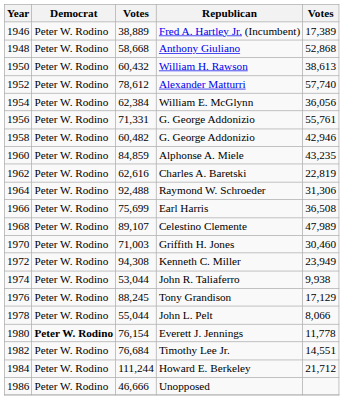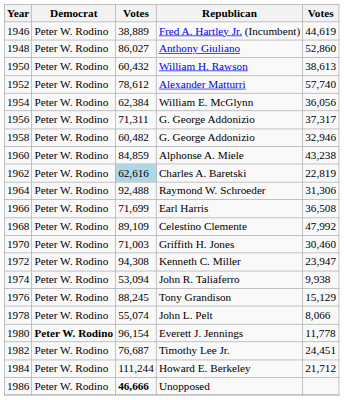(321, 31) 17,389 -> (321, 31) 44,619
(134, 48) 58,668 -> (134, 48) 86,027
(321, 48) 52,868 -> (321, 48) 52,860
(134, 119) 71,331 -> (133, 119) 71,311
(321, 119) 55,761 -> (321, 119) 37,317
(321, 137) 42,946 -> (321, 137) 32,946
(321, 155) 43,235 -> (321, 155) 43,238
(134, 173) no background -> (134, 173) lightblue background
(134, 208) 75,699 -> (134, 208) 71,699
(134, 226) 89,107 -> (134, 226) 89,109
(321, 226) 47,989 -> (321, 226) 47,992
(321, 262) 23,949 -> (321, 262) 23,947
(134, 279) 53,044 -> (134, 279) 53,094
(321, 297) 17,129 -> (321, 297) 15,129
(134, 315) 55,044 -> (134, 315) 55,074
(134, 333) 76,154 -> (134, 333) 96,154
(134, 350) 76,684 -> (134, 350) 76,687
(321, 350) 14,551 -> (321, 350) 24,451
(134, 386) normal -> (134, 386) bold
